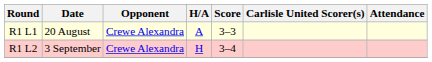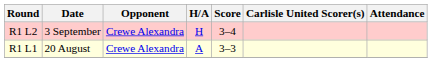rows swapped: (23, 31) <-> (23, 48)
